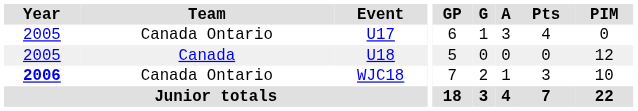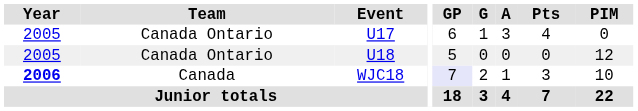(207, 55) Canada -> (207, 55) Canada Ontario
(207, 76) Canada Ontario -> (207, 76) Canada
(452, 76) no background -> (452, 76) lavender background
